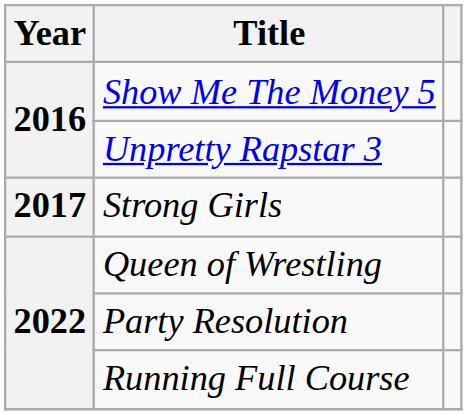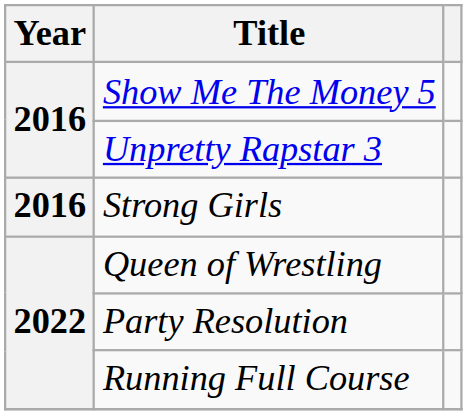(50, 206) 2017 -> (50, 206) 2016
